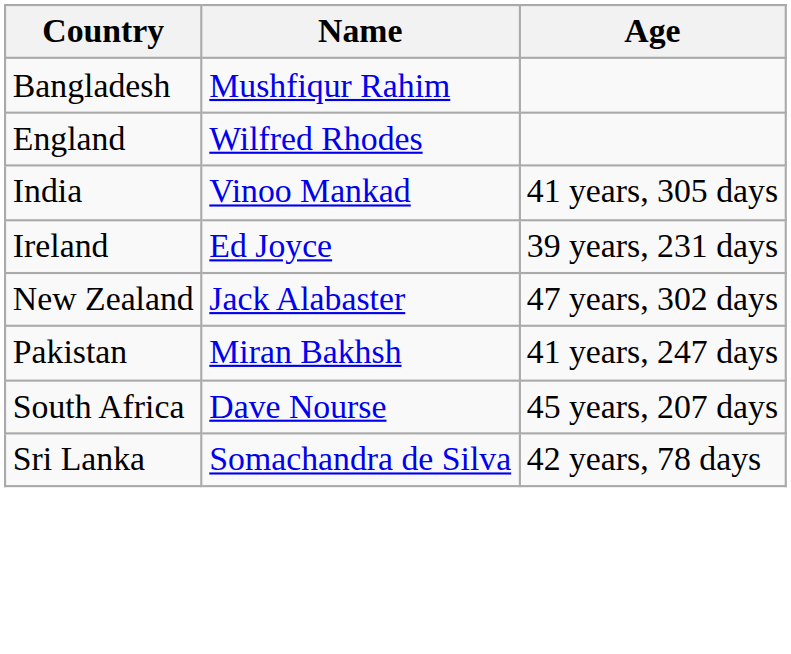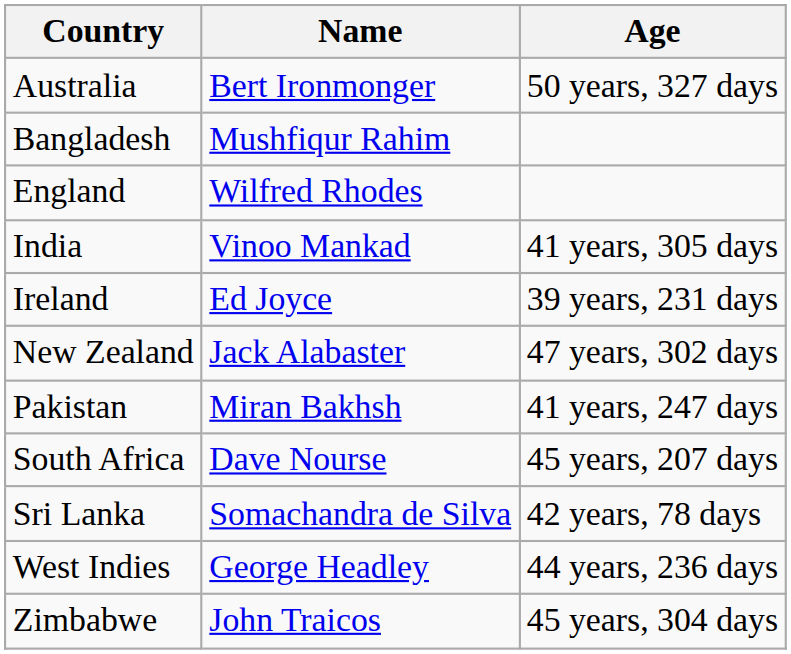+ row: (75, 84)
+ row: (92, 566)
+ row: (85, 620)
